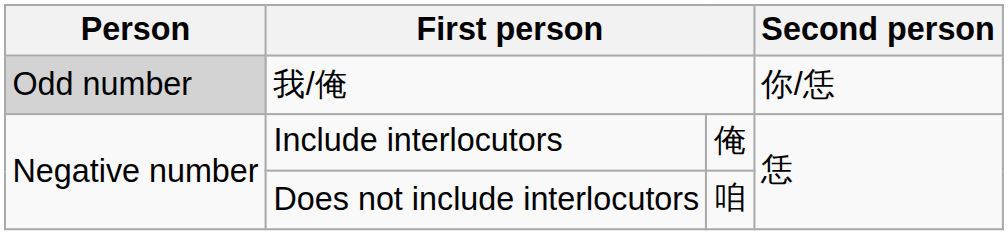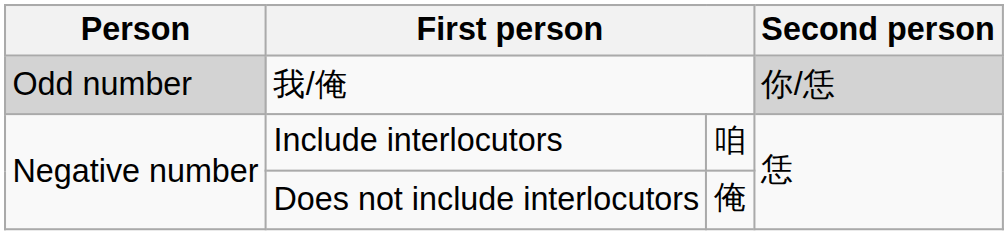(798, 83) no background -> (798, 83) lightgrey background
(730, 140) 俺 -> (730, 140) 咱
(730, 198) 咱 -> (730, 198) 俺
